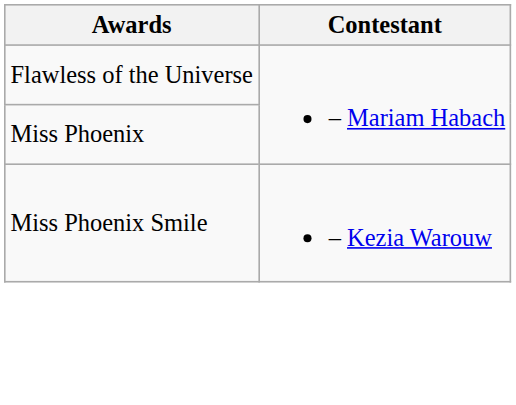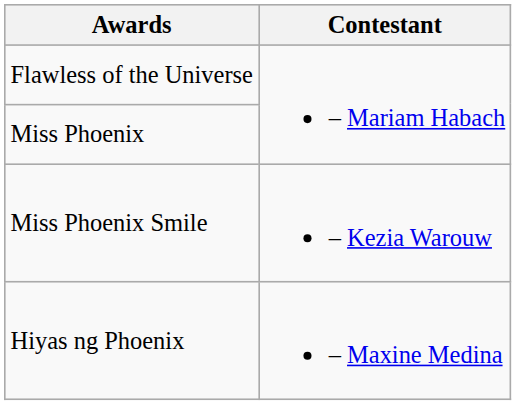+ row: (97, 340)
